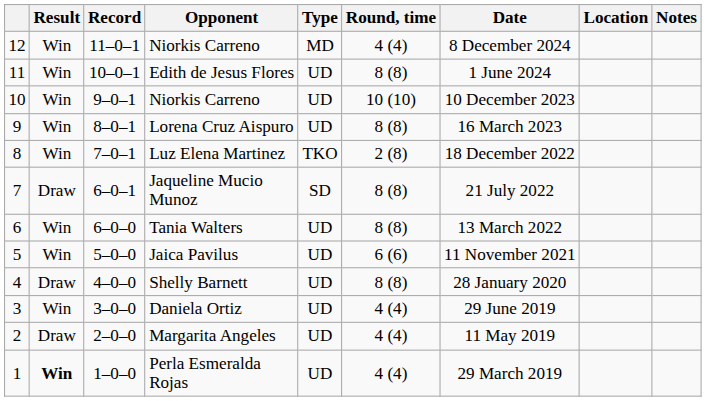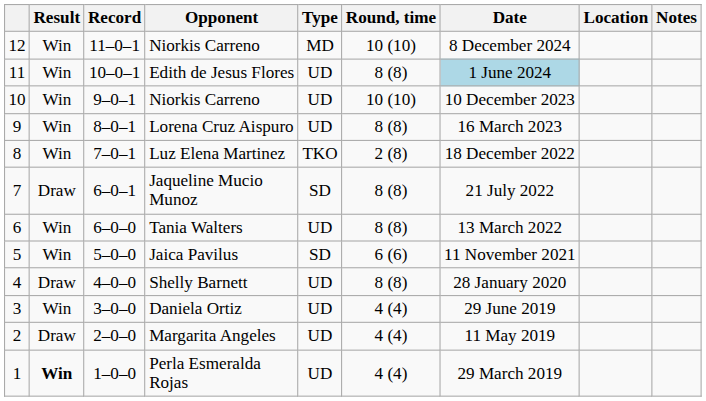(391, 45) 4 (4) -> (391, 45) 10 (10)
(510, 72) no background -> (510, 72) lightblue background
(320, 254) UD -> (320, 254) SD
